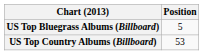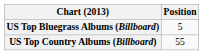(180, 42) 53 -> (180, 42) 55
